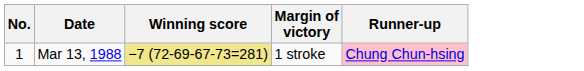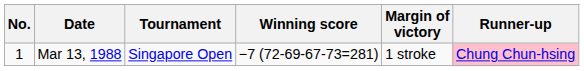+ column: (180, 24)
(198, 55) khaki background -> (309, 55) no background
